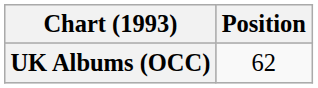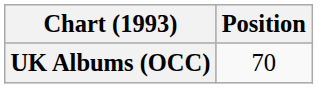(264, 62) 62 -> (264, 62) 70
